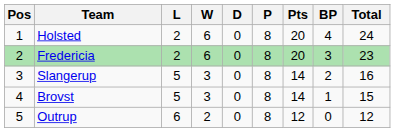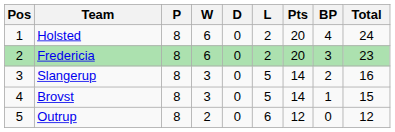columns swapped: (268, 14) <-> (177, 14)
